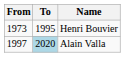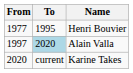(17, 28) 1973 -> (17, 28) 1977
+ row: (95, 60)
